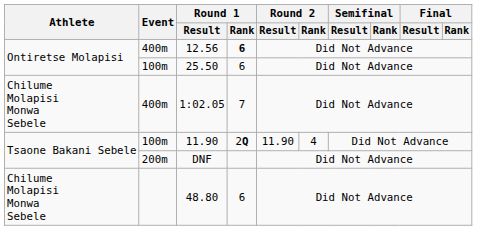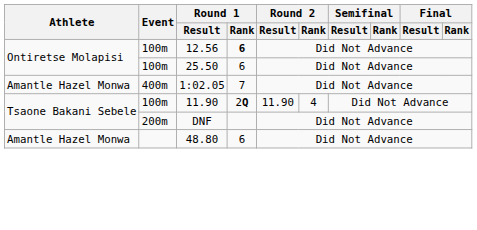(155, 48) 400m -> (155, 48) 100m
(33, 104) Chilume Molapisi Monwa Sebele -> (69, 84) Amantle Hazel Monwa
(33, 197) Chilume Molapisi Monwa Sebele -> (69, 139) Amantle Hazel Monwa
